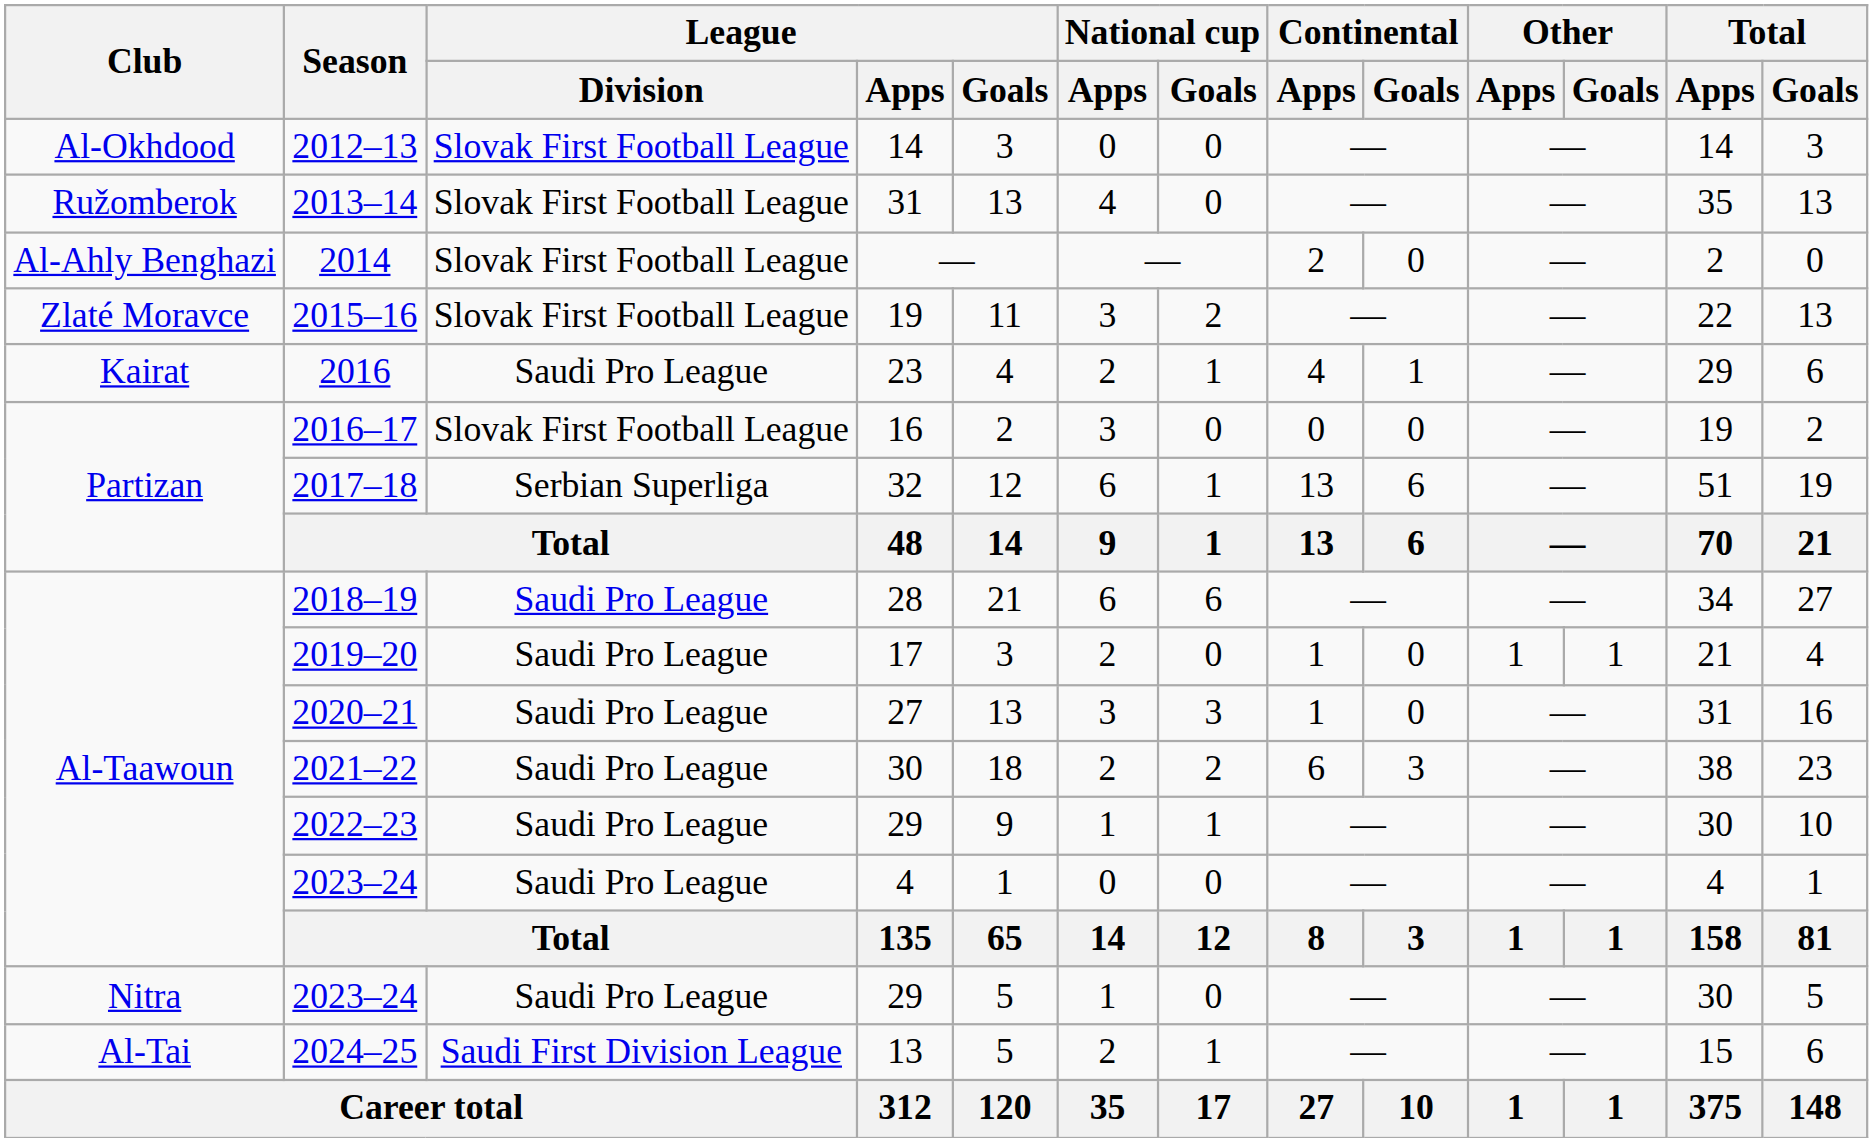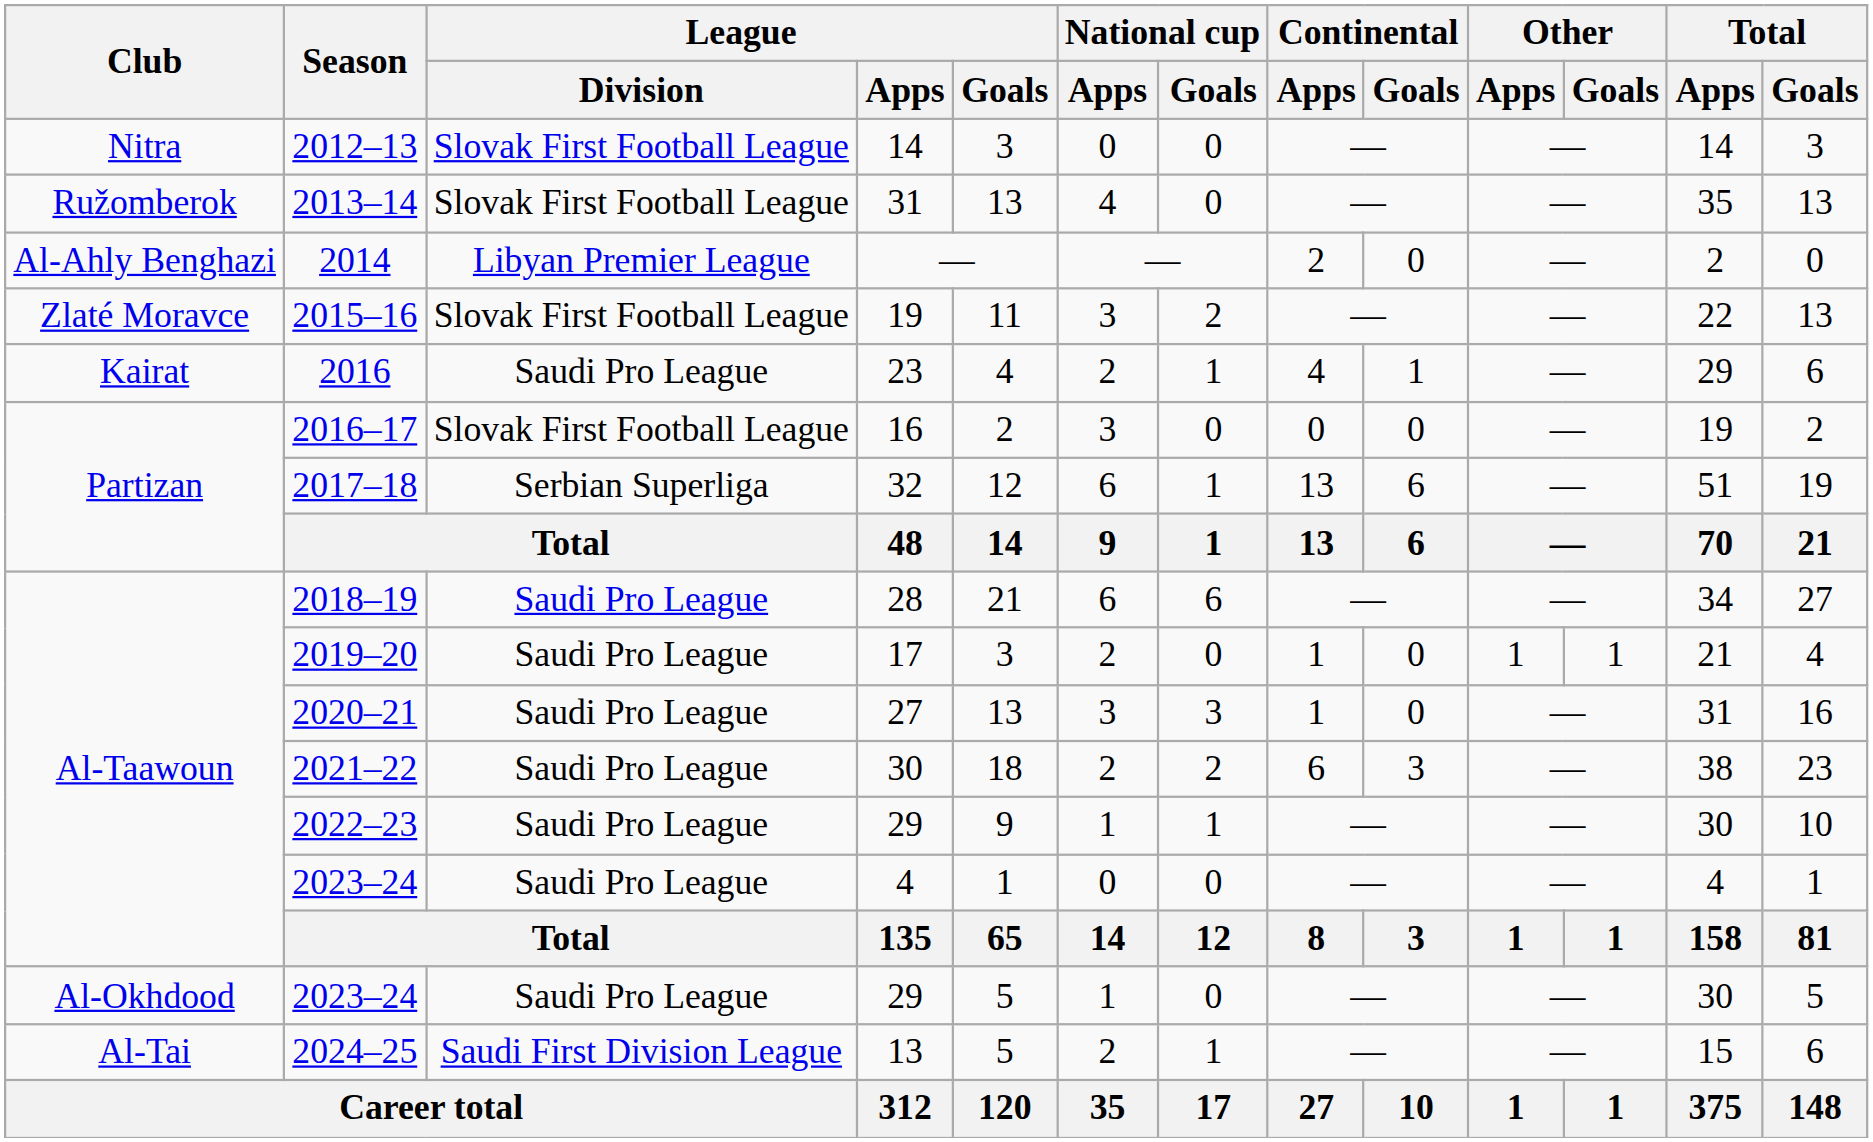(145, 145) Al-Okhdood -> (145, 145) Nitra
(641, 259) Slovak First Football League -> (641, 259) Libyan Premier League
(145, 994) Nitra -> (145, 994) Al-Okhdood
